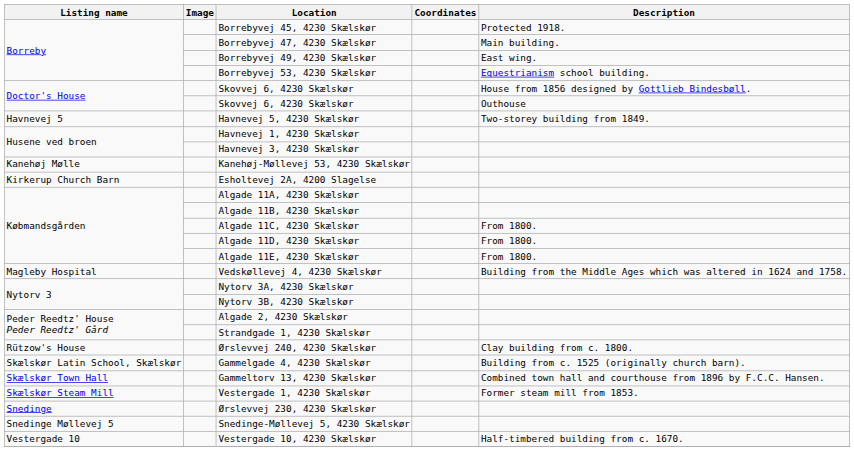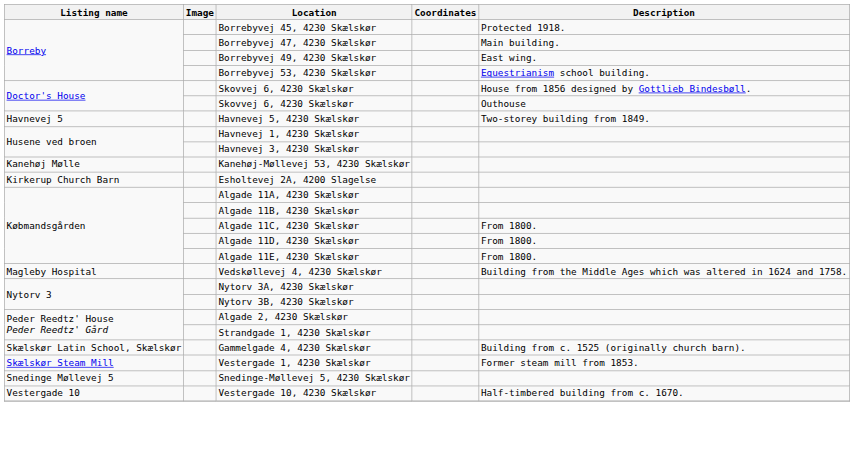- row: (46, 348)
- row: (57, 378)
- row: (29, 409)
